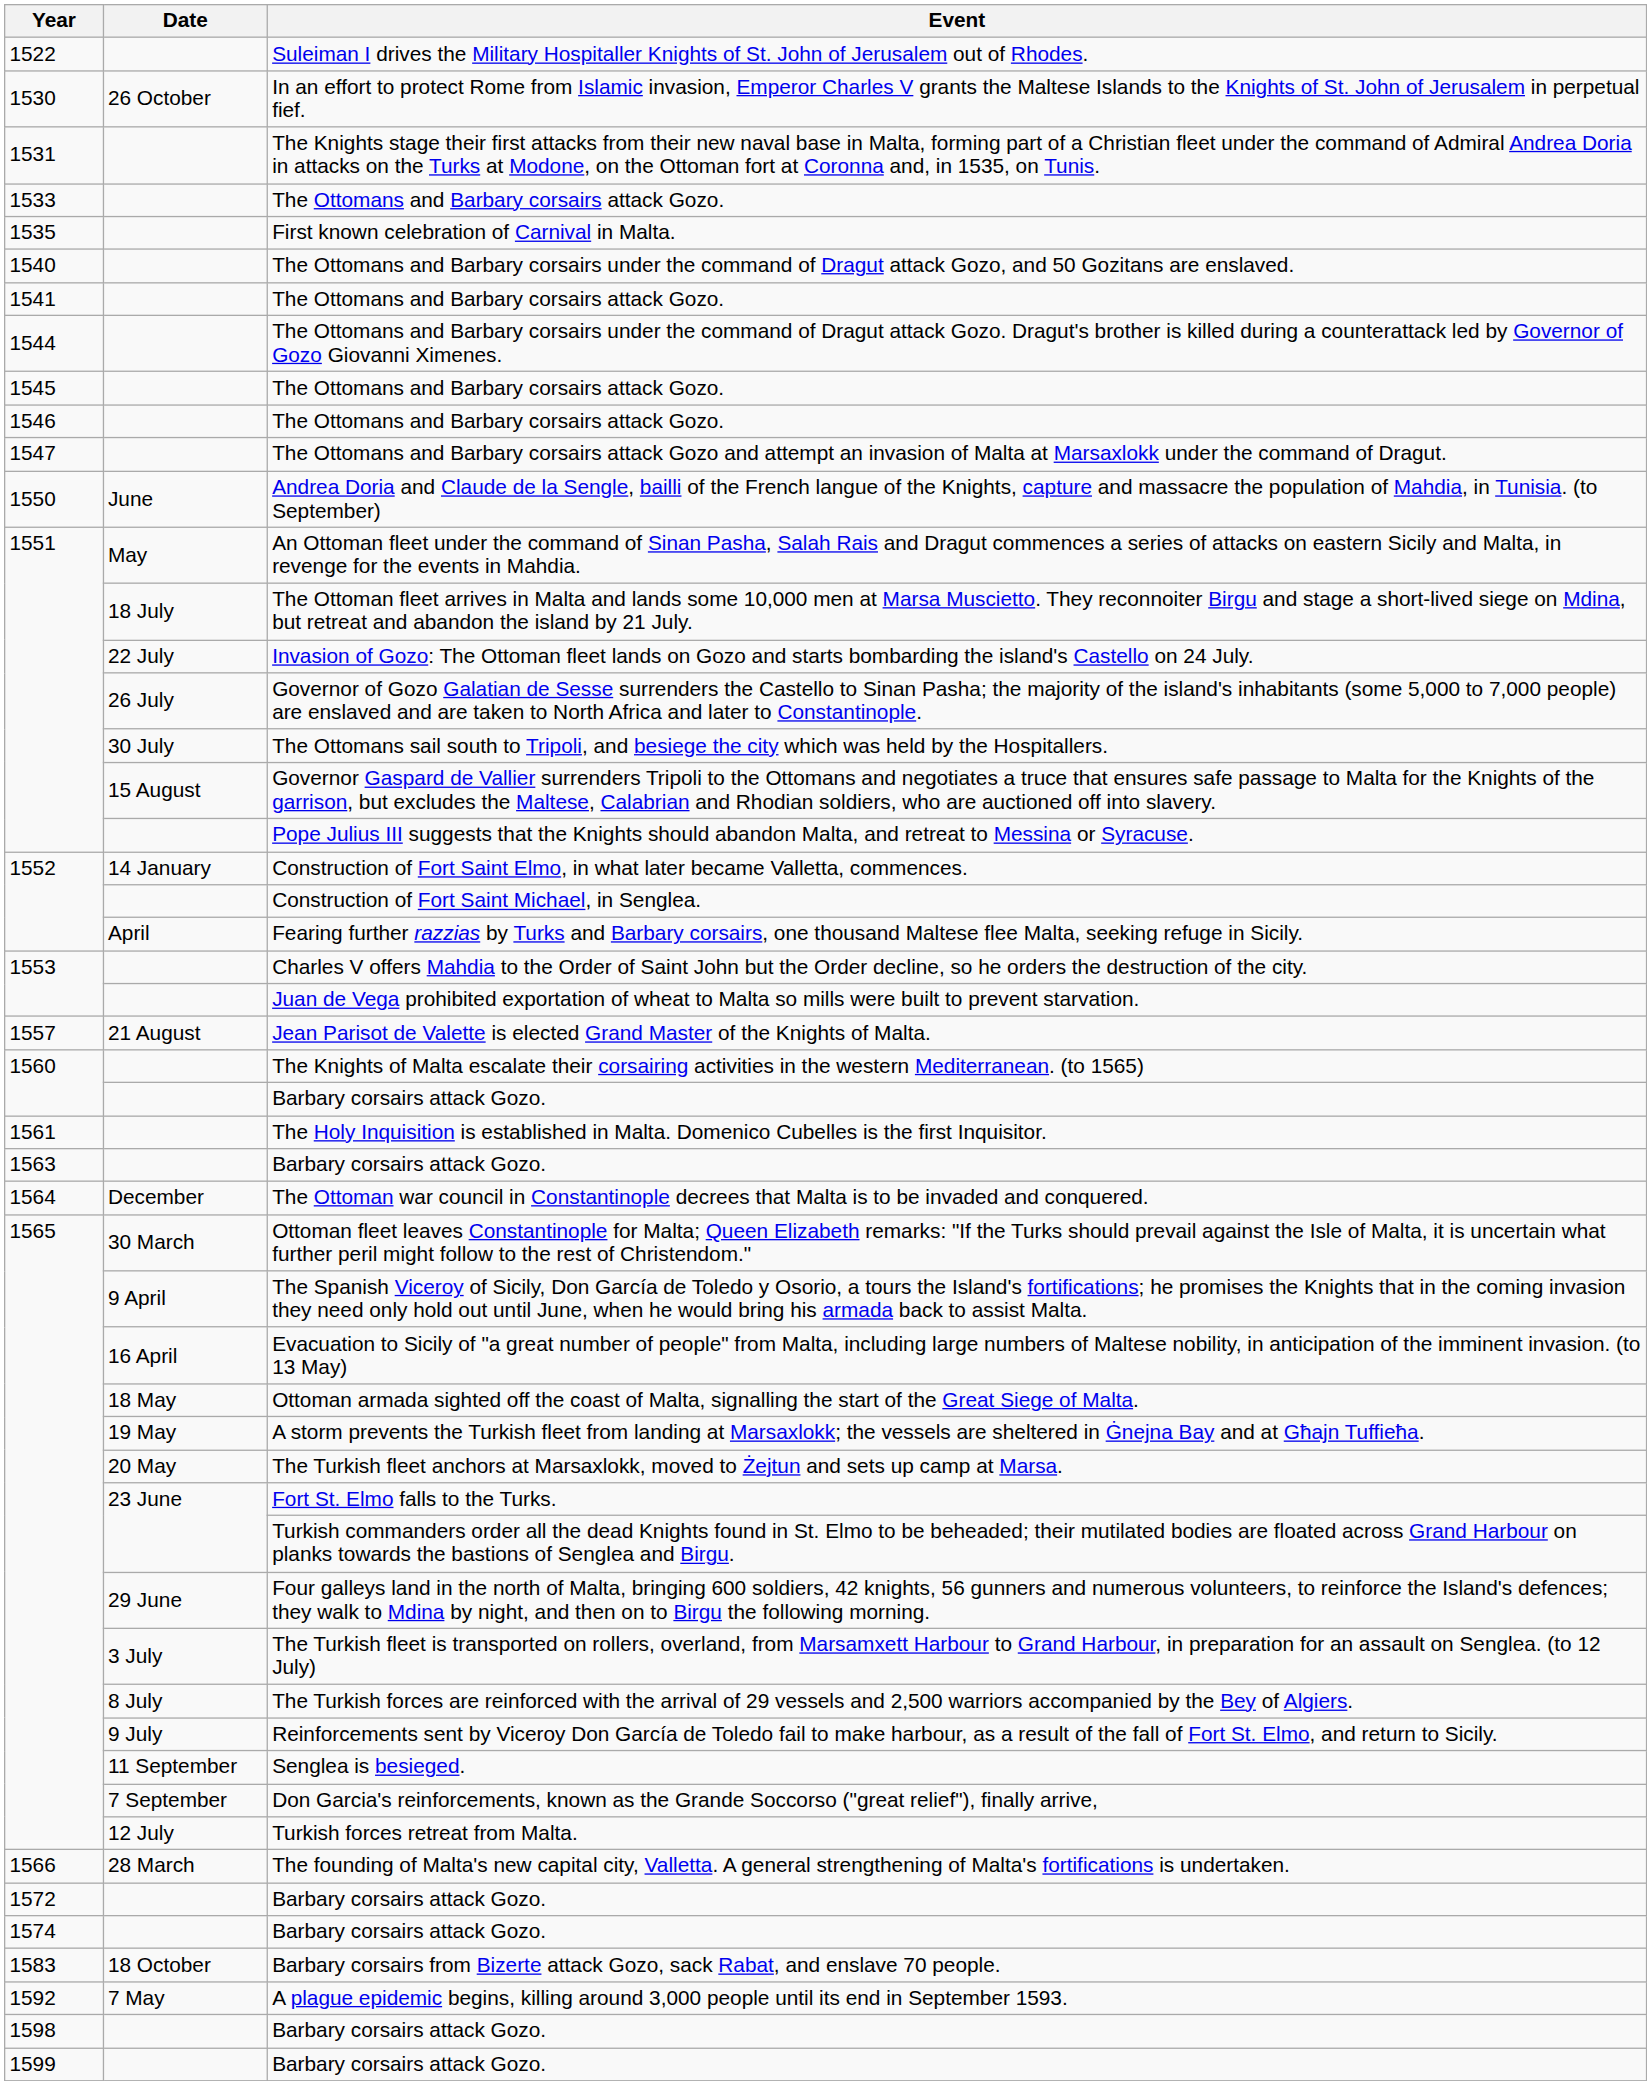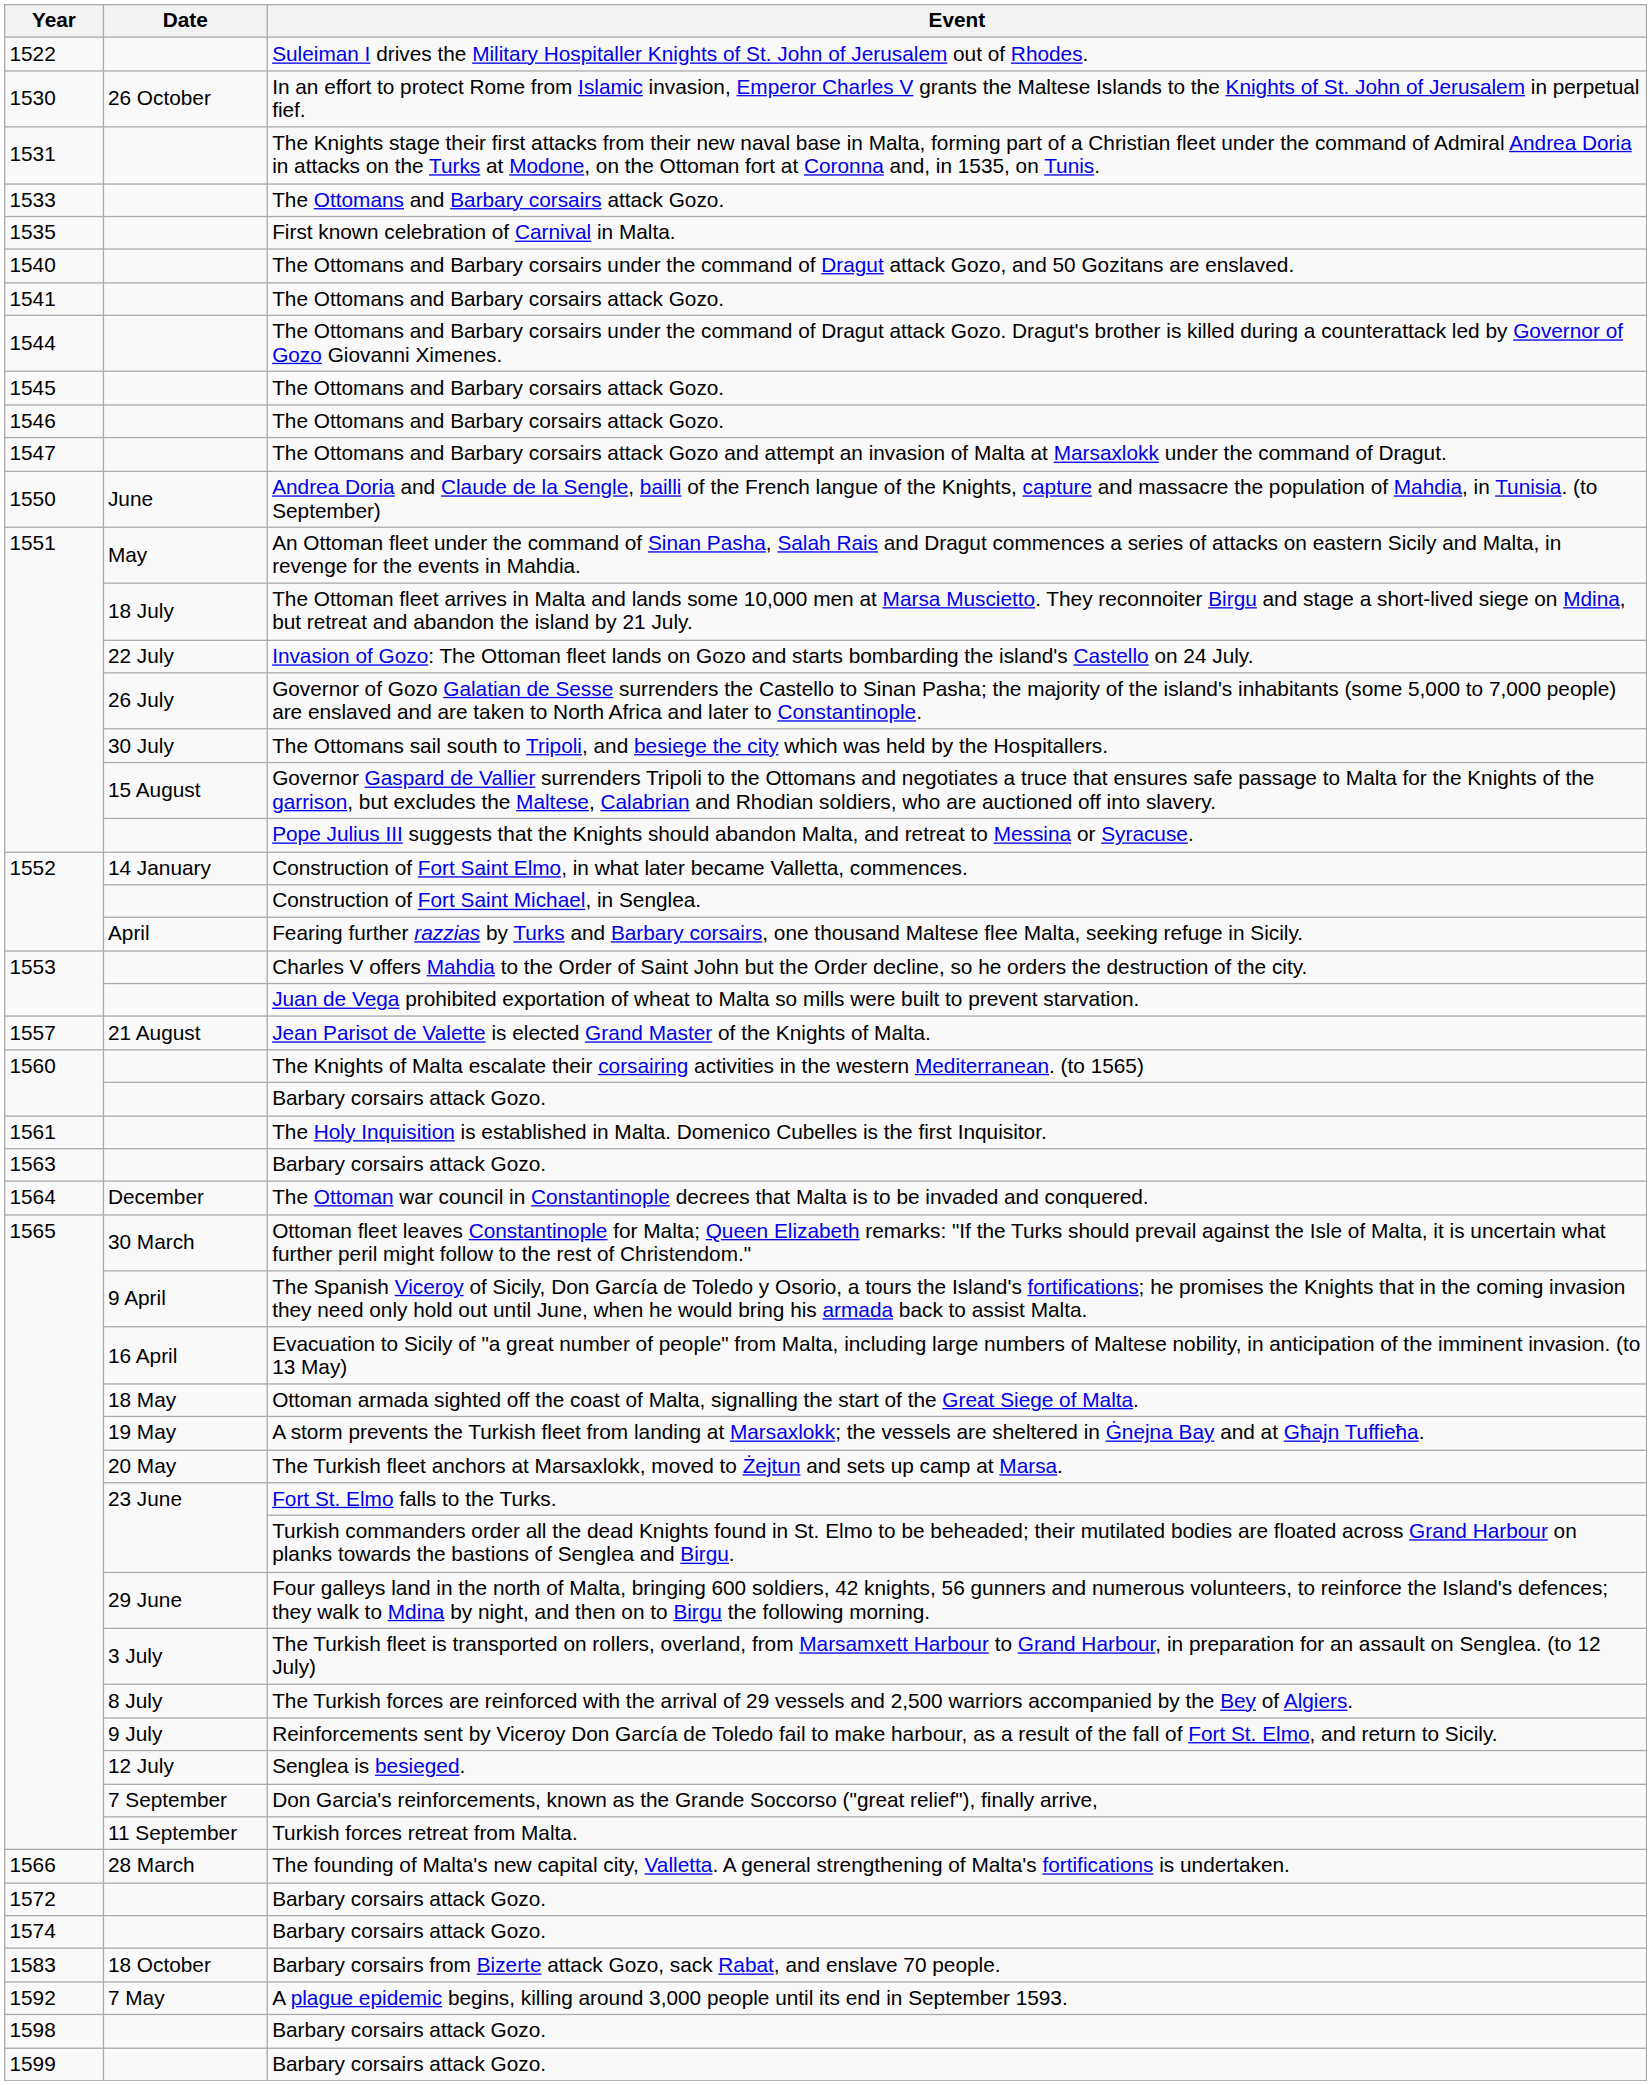(173, 1767) 11 September -> (141, 1767) 12 July
(141, 1833) 12 July -> (173, 1833) 11 September
